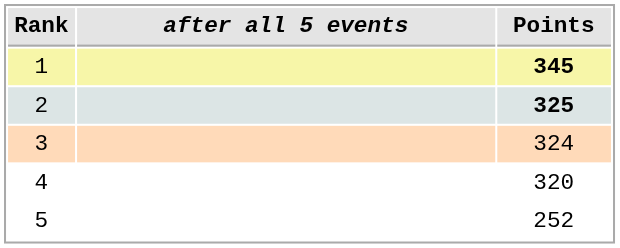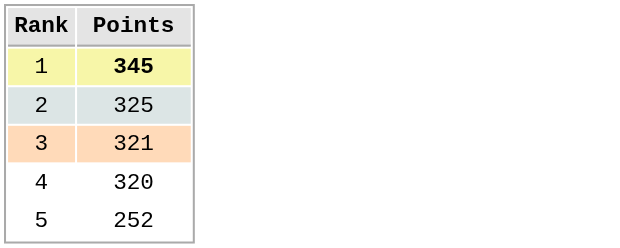- column: (286, 26)
(554, 105) bold -> (134, 106) normal
(554, 144) 324 -> (134, 144) 321
